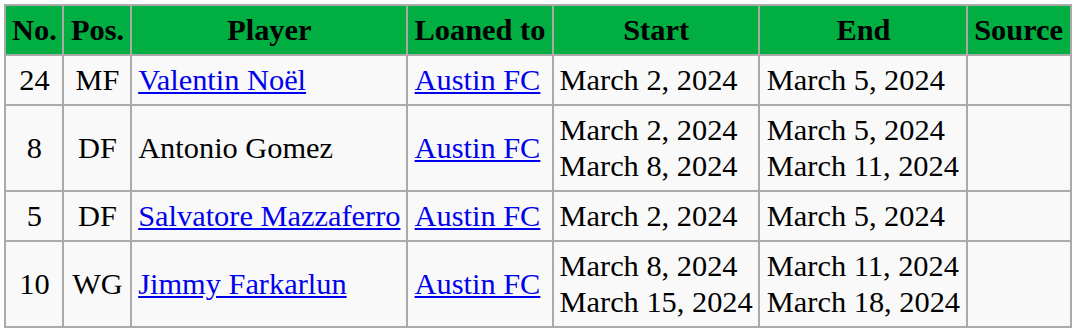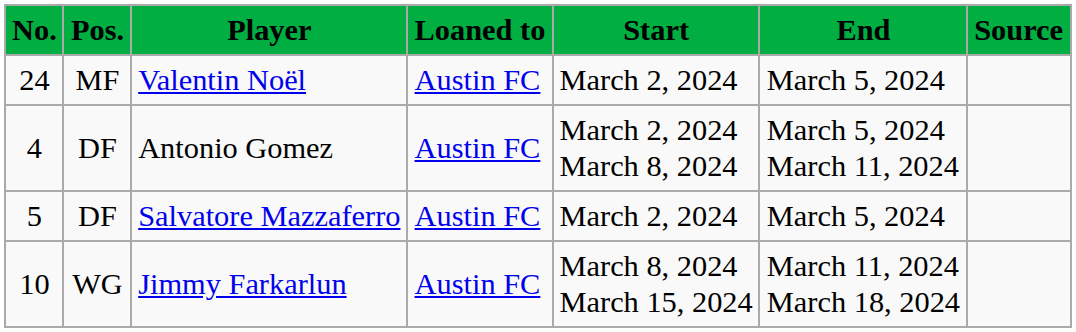(34, 148) 8 -> (34, 148) 4
